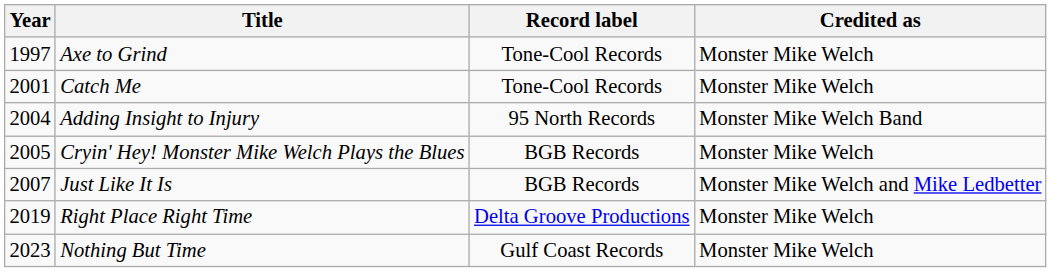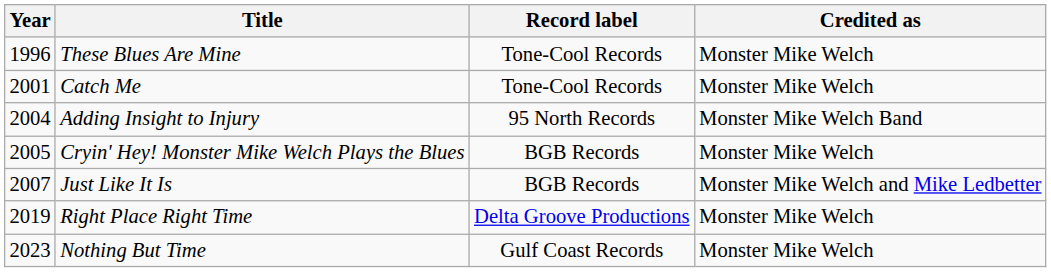+ row: (150, 53)
- row: (114, 53)
